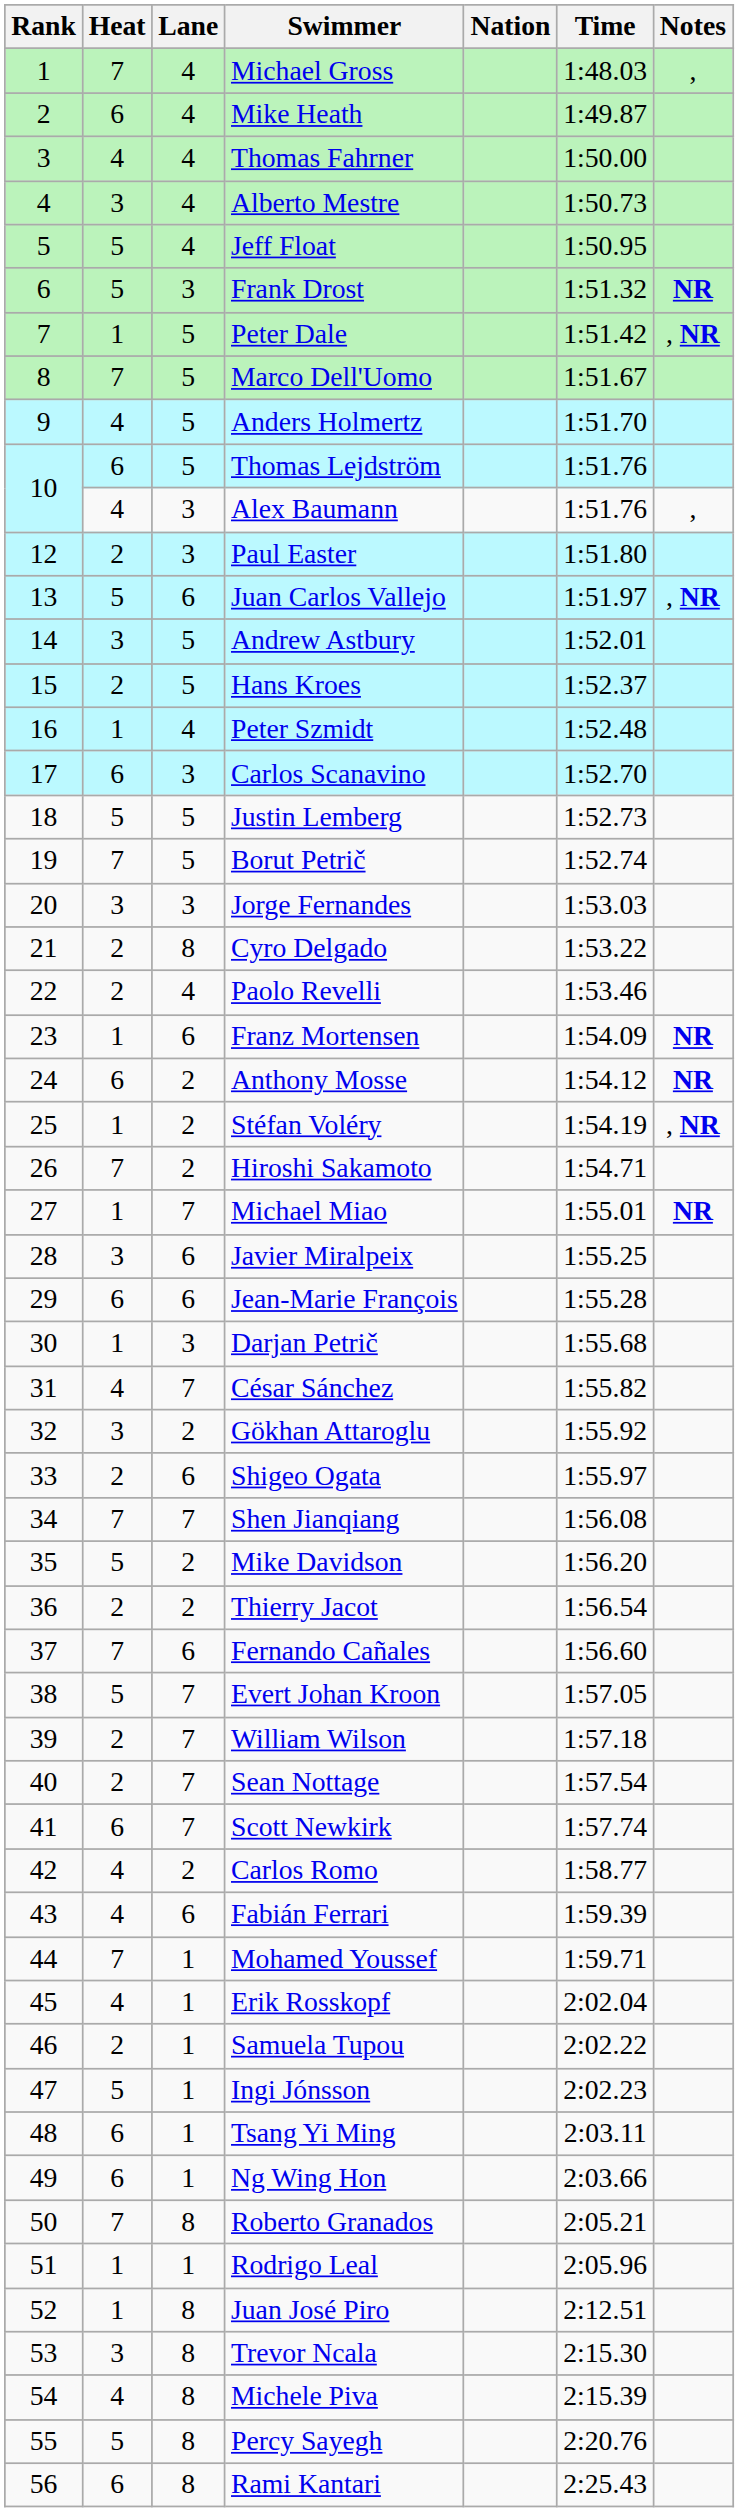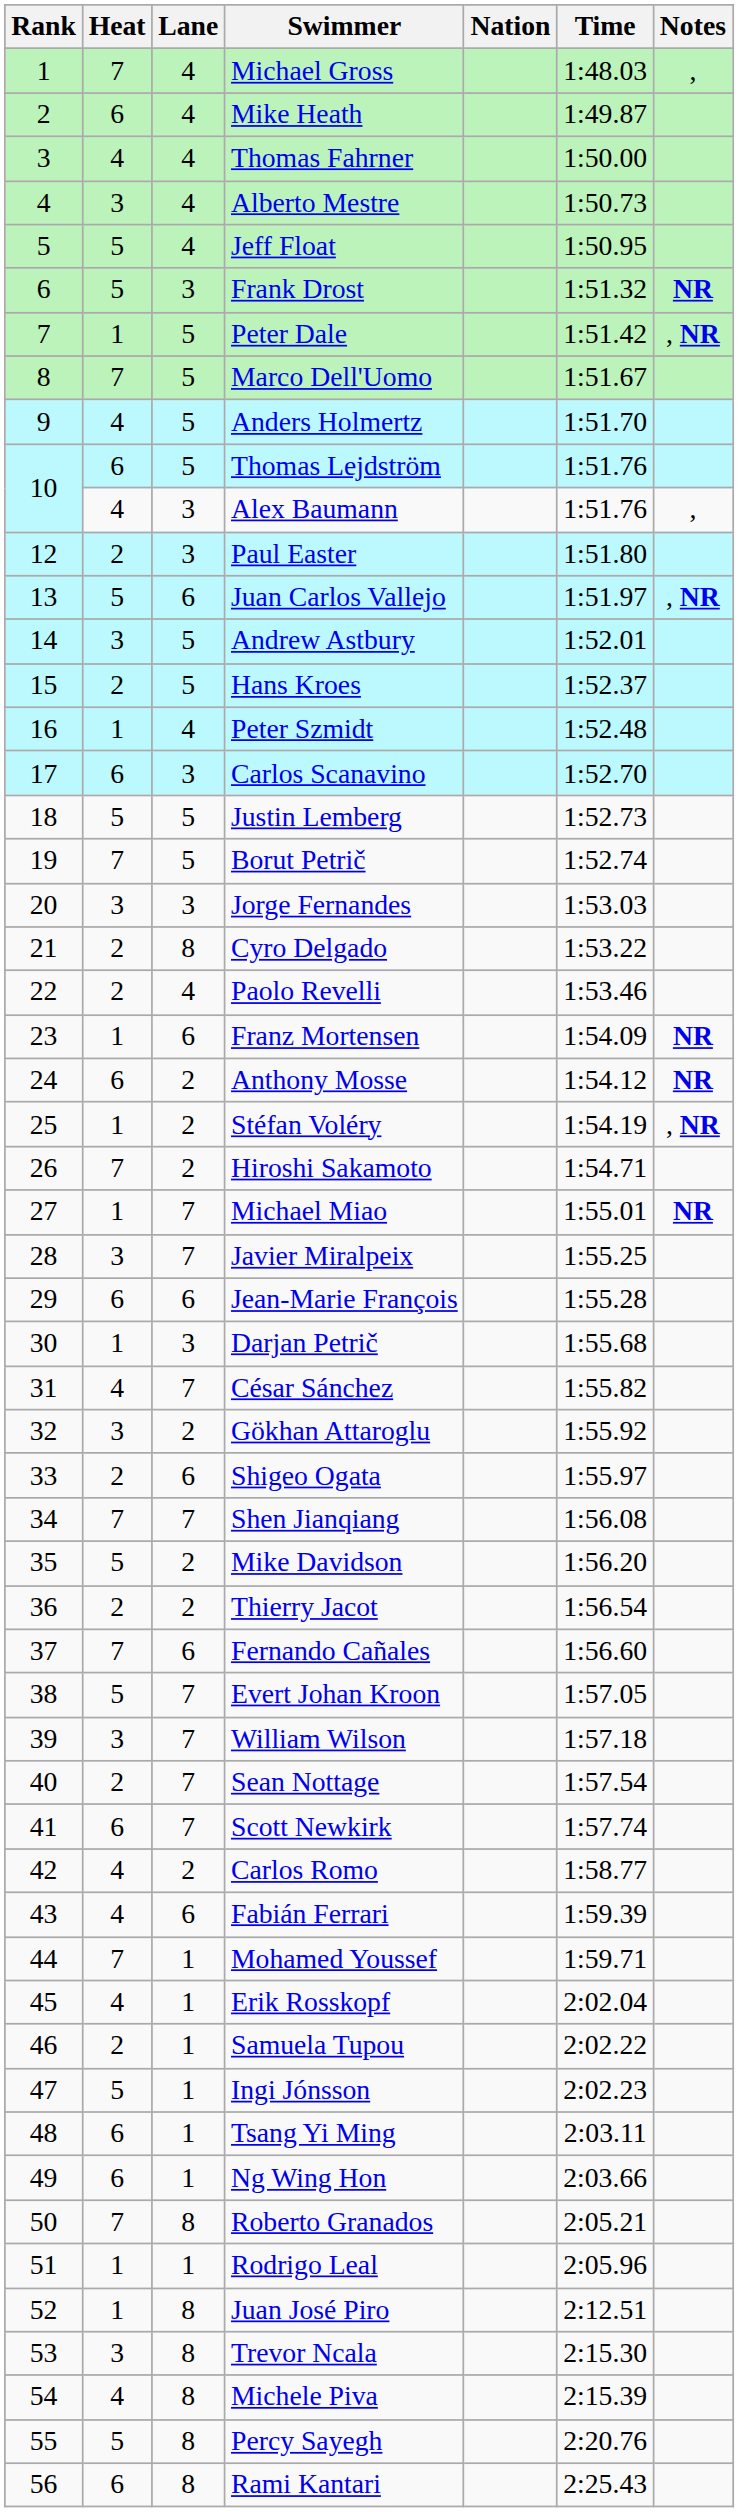(188, 1255) 6 -> (188, 1255) 7
(117, 1738) 2 -> (117, 1738) 3
